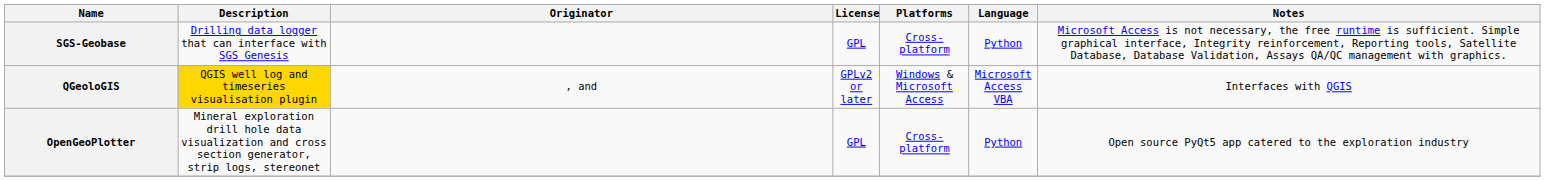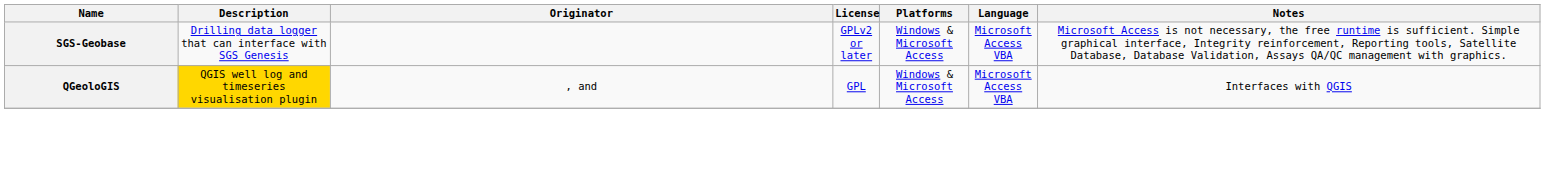(856, 44) GPL -> (856, 44) GPLv2 or later
(924, 44) Cross-platform -> (924, 44) Windows & Microsoft Access
(1003, 44) Python -> (1003, 44) Microsoft Access VBA
(856, 87) GPLv2 or later -> (856, 87) GPL
- row: (91, 142)
